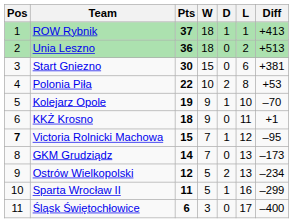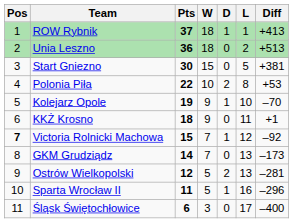(246, 66) 6 -> (246, 66) 5
(272, 137) –95 -> (272, 137) –92
(272, 173) –234 -> (272, 173) –281
(272, 191) –299 -> (272, 191) –296
